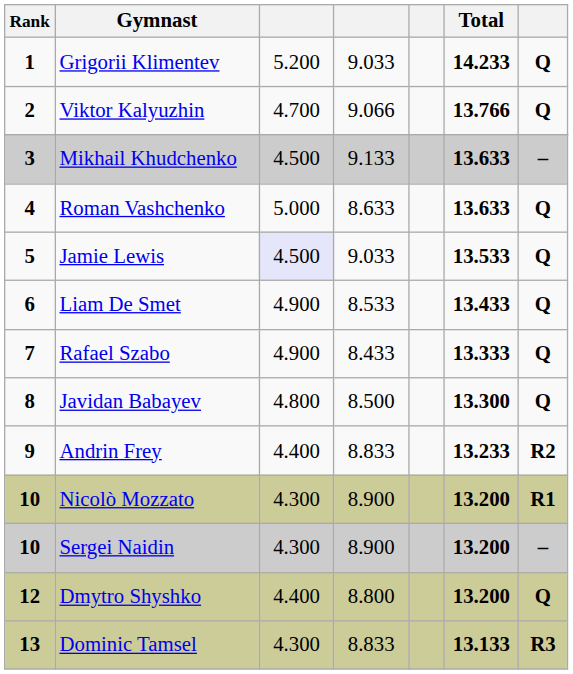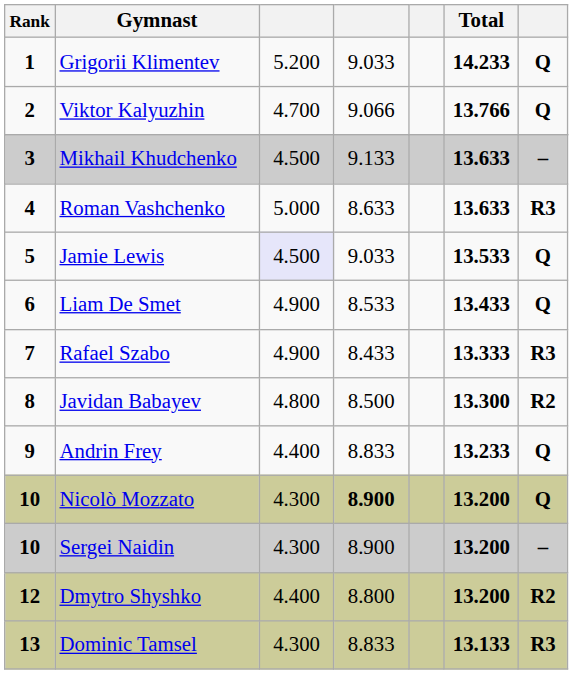(543, 207) Q -> (543, 207) R3
(543, 353) Q -> (543, 353) R3
(543, 401) Q -> (543, 401) R2
(543, 450) R2 -> (543, 450) Q
(371, 499) normal -> (371, 499) bold
(543, 499) R1 -> (543, 499) Q
(543, 596) Q -> (543, 596) R2
